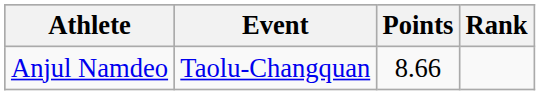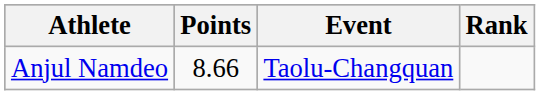columns swapped: (275, 25) <-> (418, 25)
